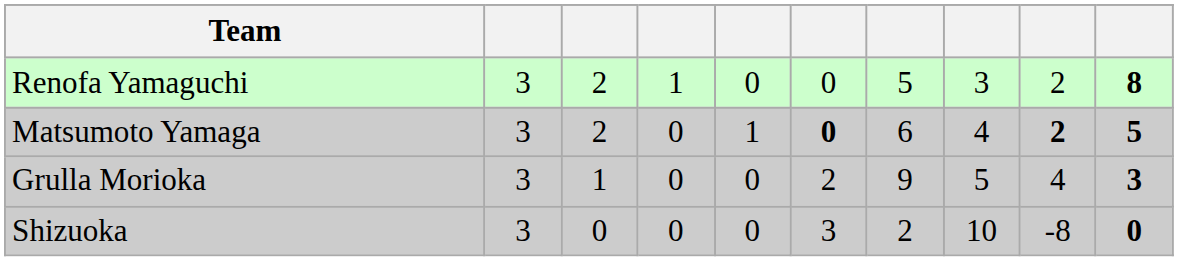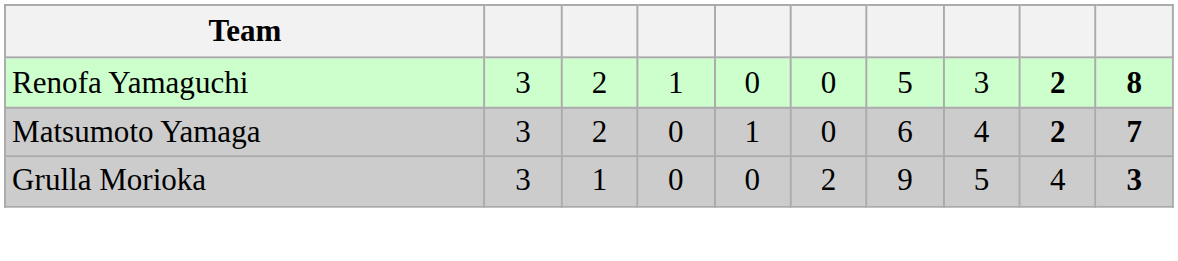(1058, 82) normal -> (1058, 82) bold
(829, 131) bold -> (829, 131) normal
(1134, 131) 5 -> (1134, 131) 7
- row: (70, 229)
